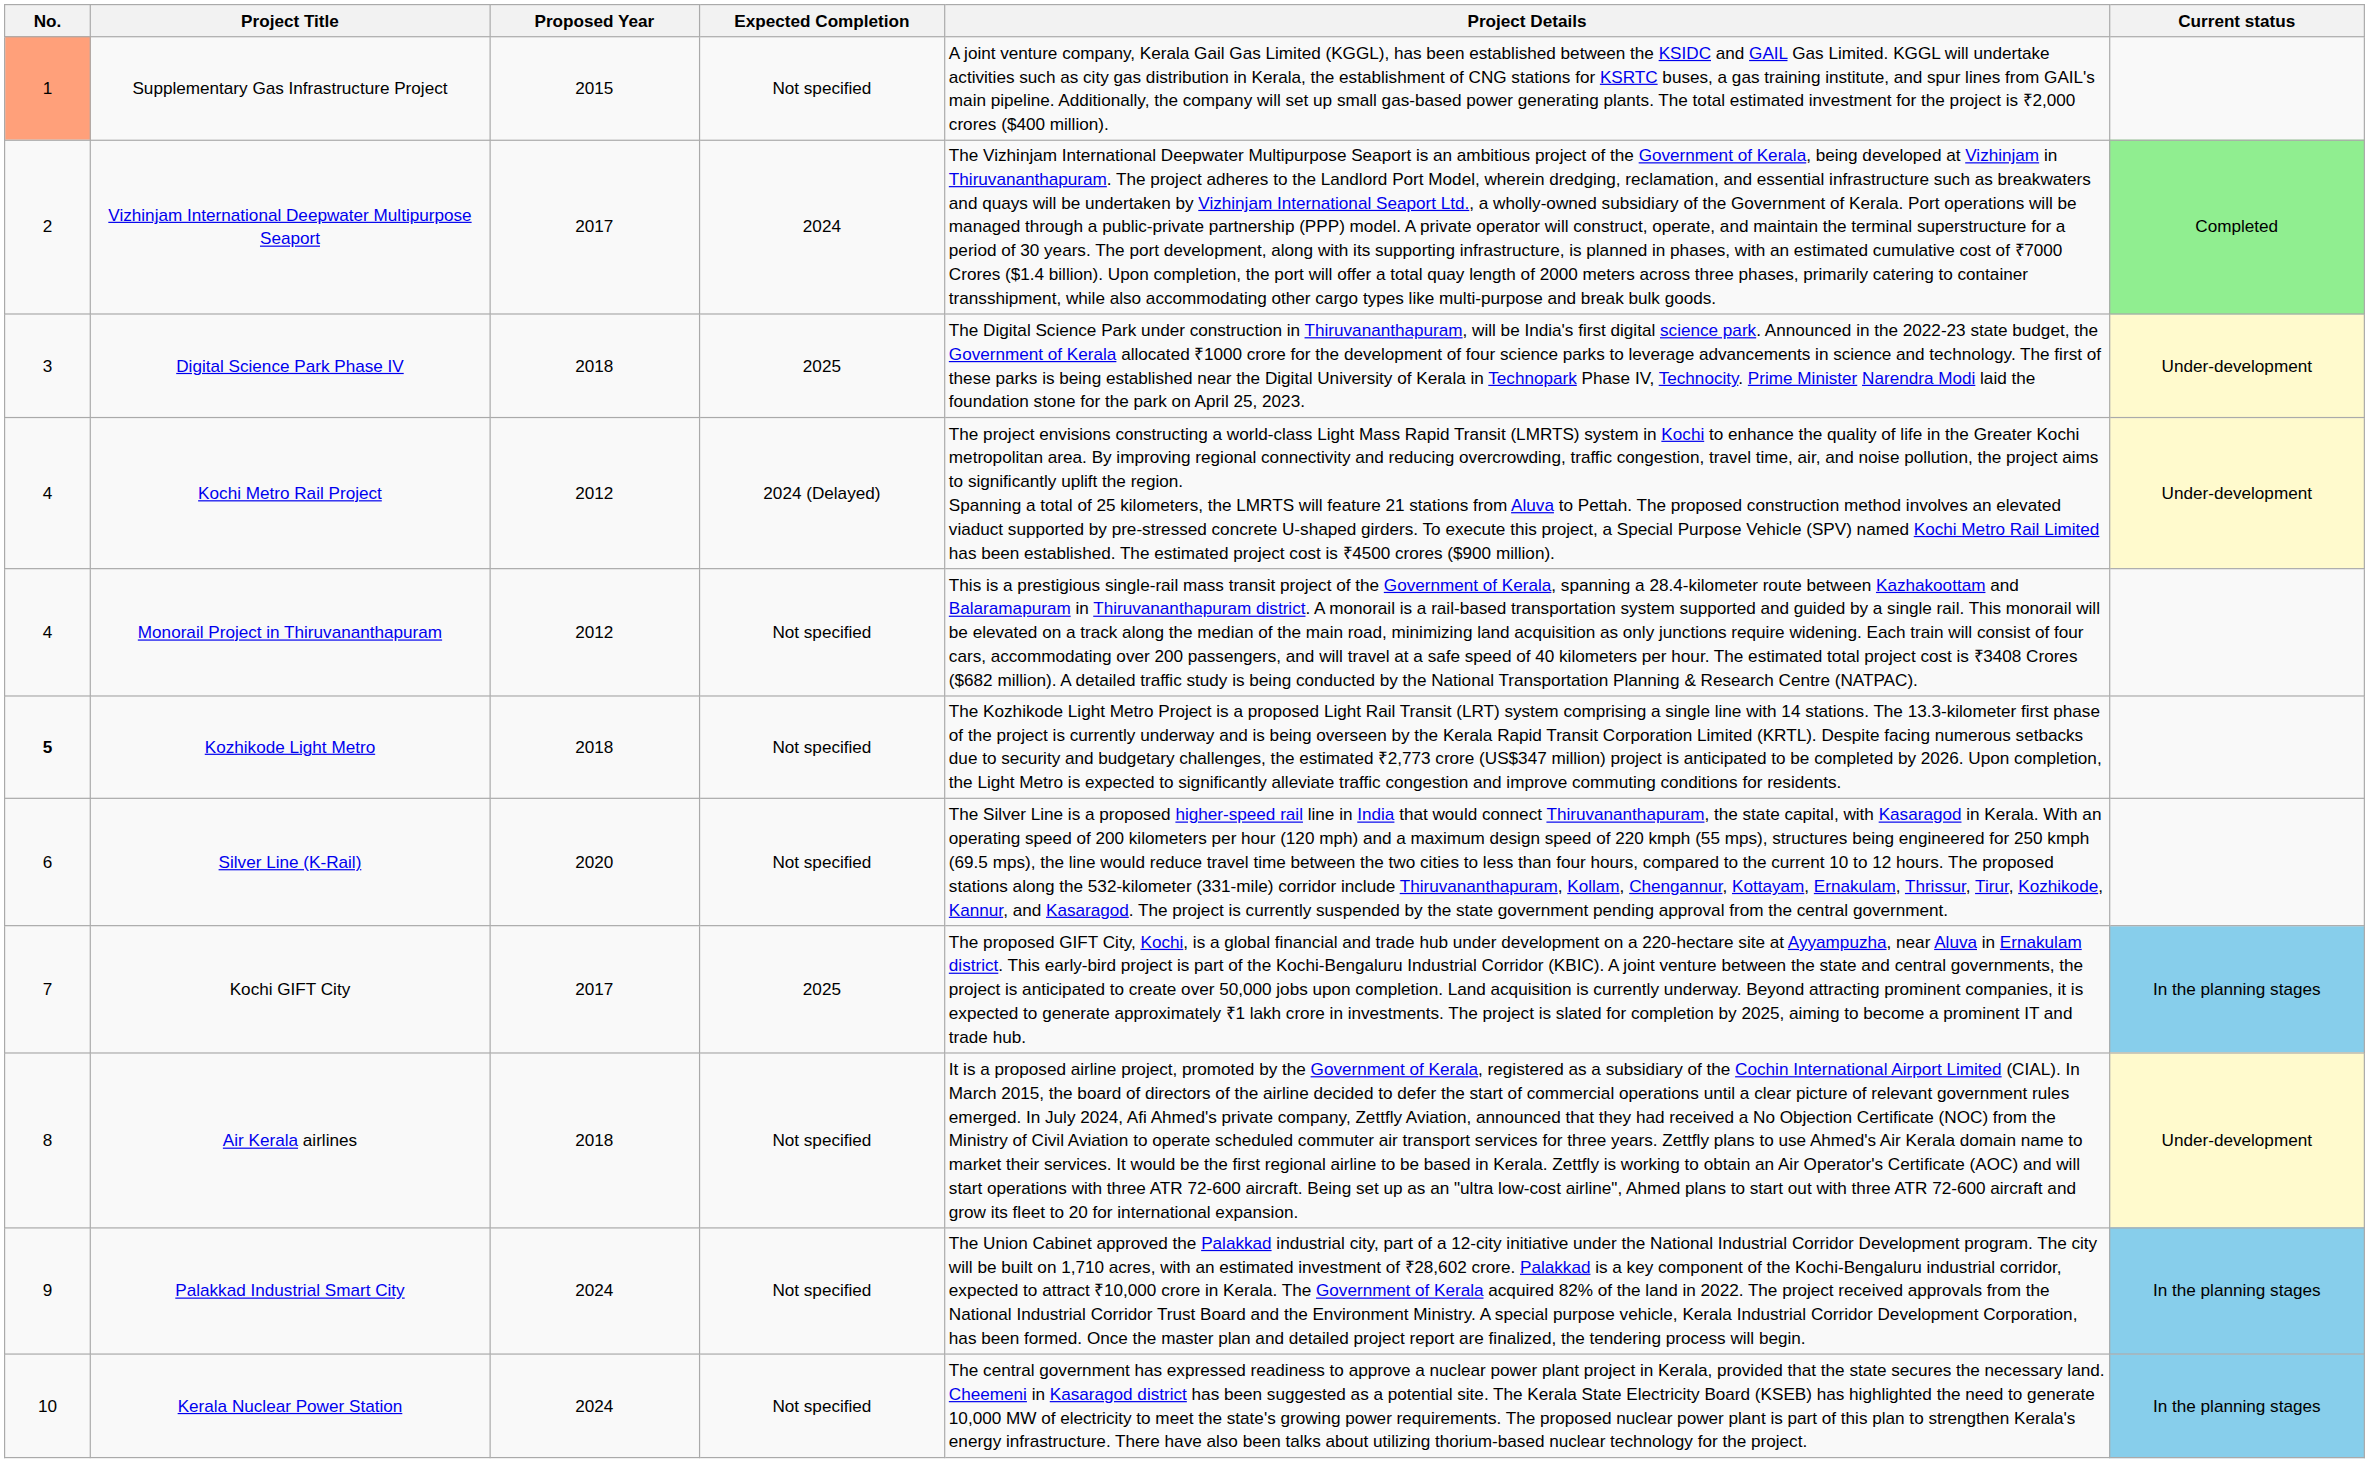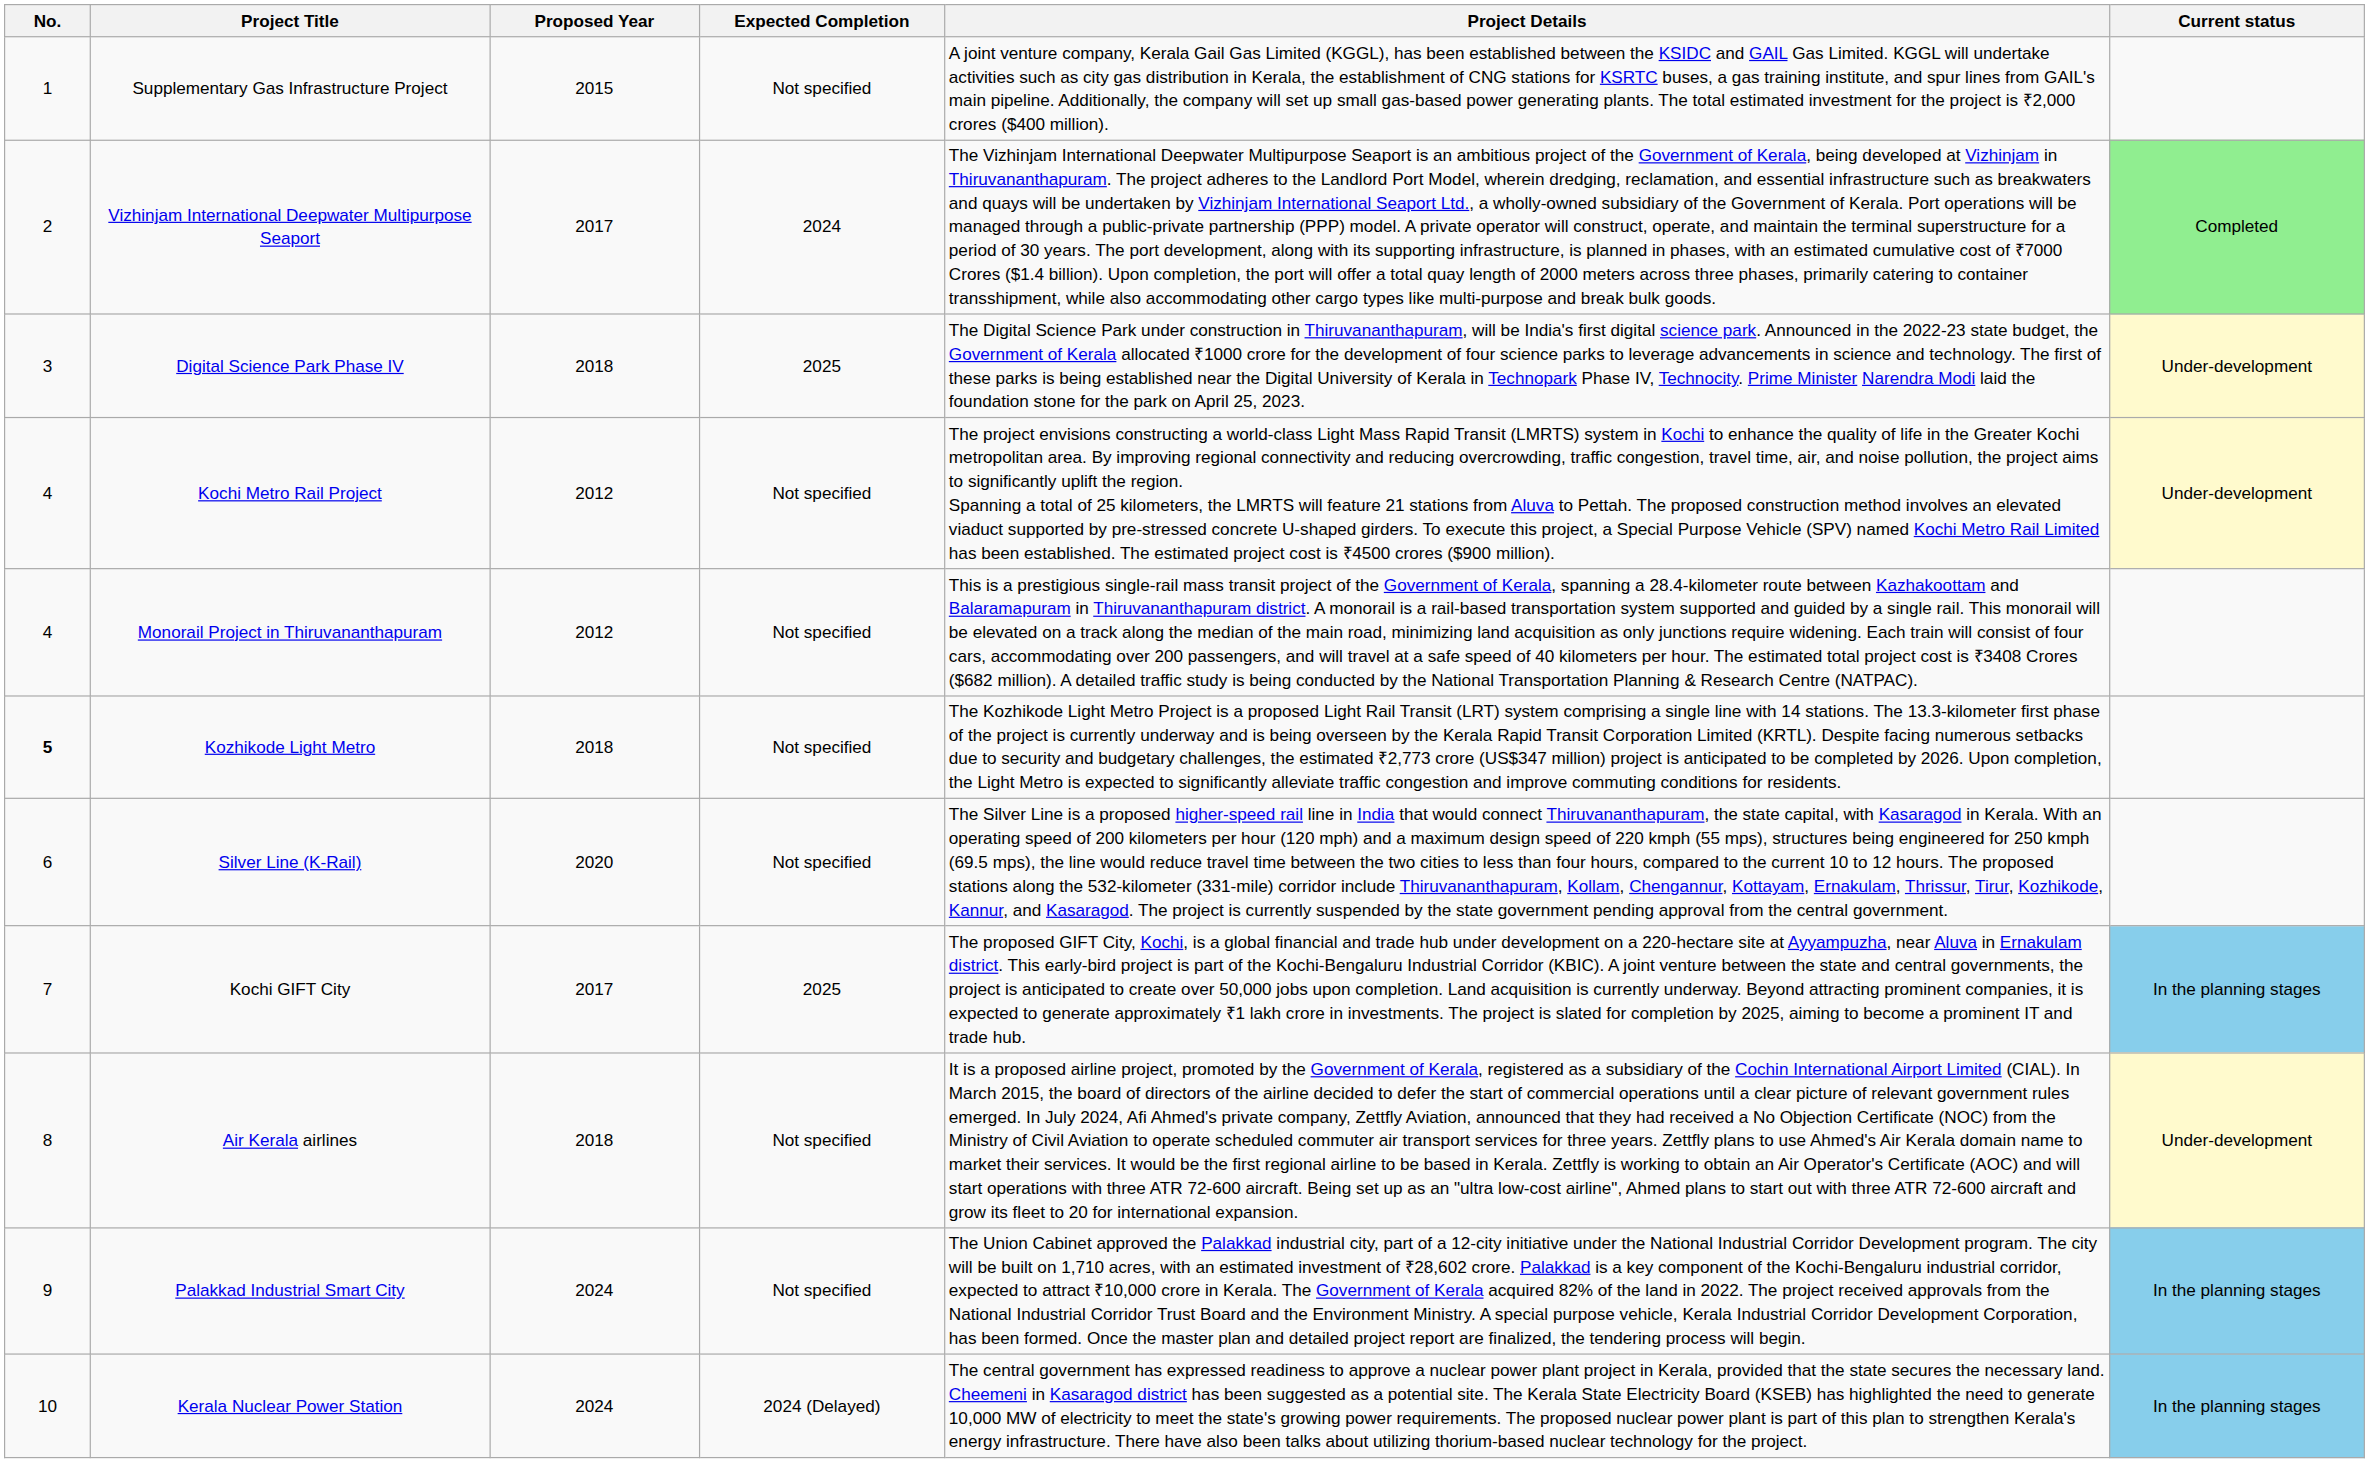(47, 88) lightsalmon background -> (47, 88) no background
(822, 493) 2024 (Delayed) -> (822, 493) Not specified
(822, 1406) Not specified -> (822, 1406) 2024 (Delayed)
